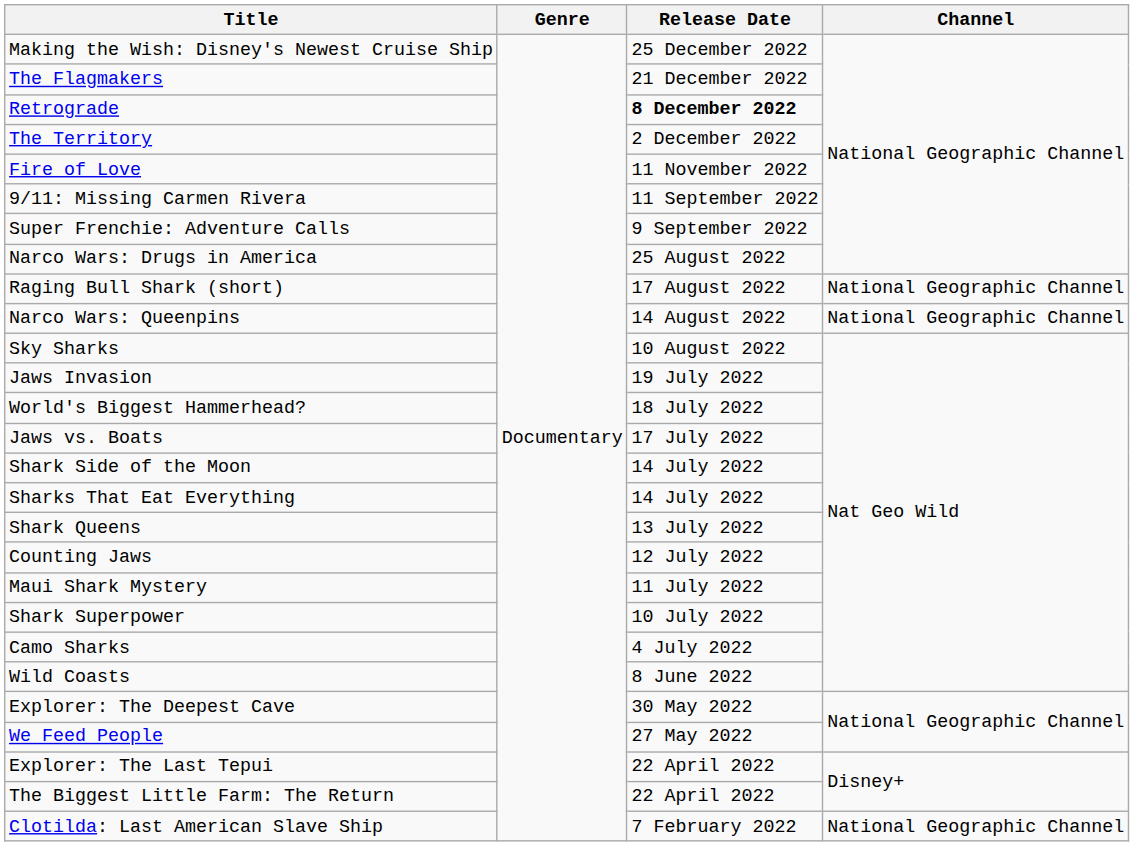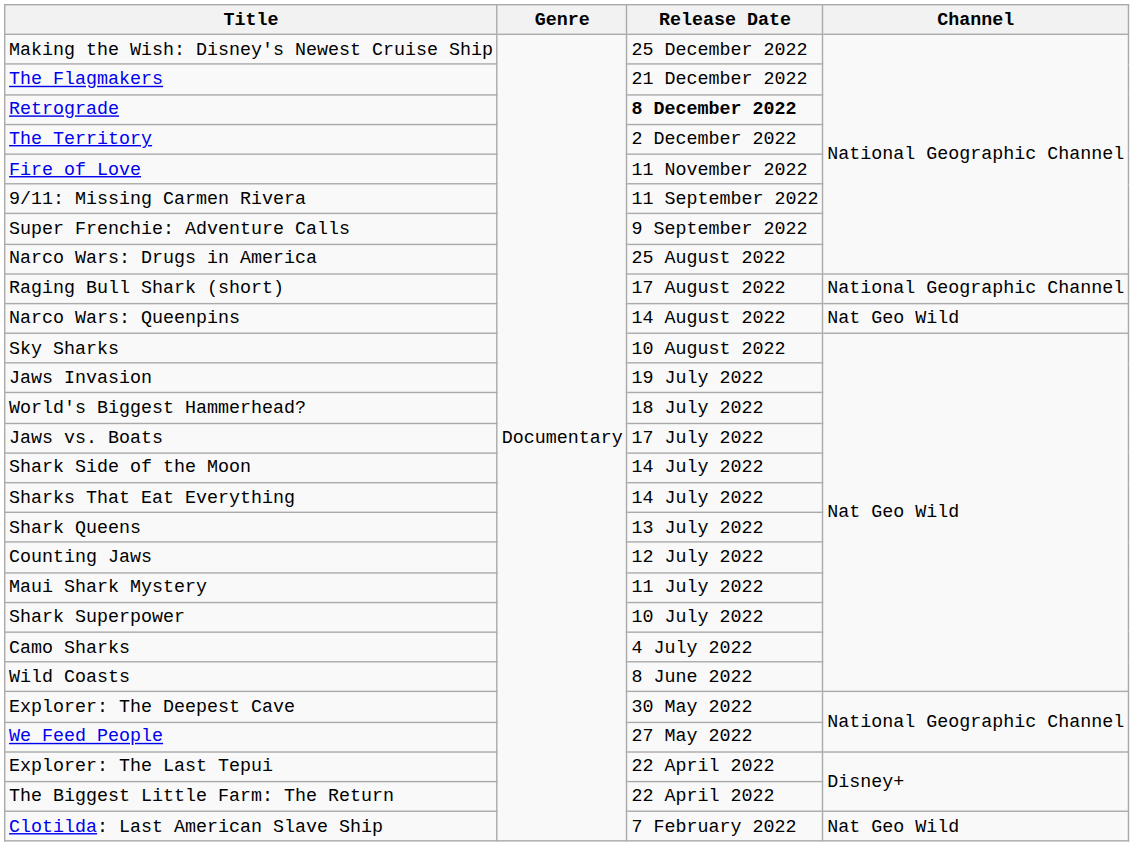(976, 318) National Geographic Channel -> (893, 318) Nat Geo Wild
(976, 826) National Geographic Channel -> (893, 826) Nat Geo Wild
